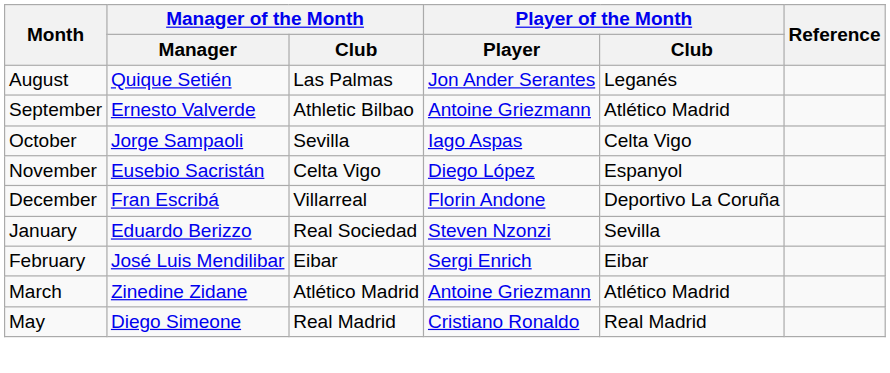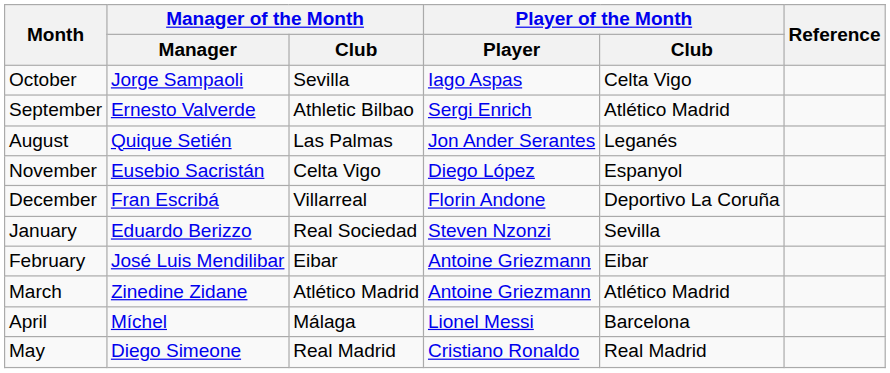rows swapped: (39, 79) <-> (43, 140)
(509, 110) Antoine Griezmann -> (480, 110) Sergi Enrich
(480, 261) Sergi Enrich -> (509, 261) Antoine Griezmann
+ row: (28, 321)
